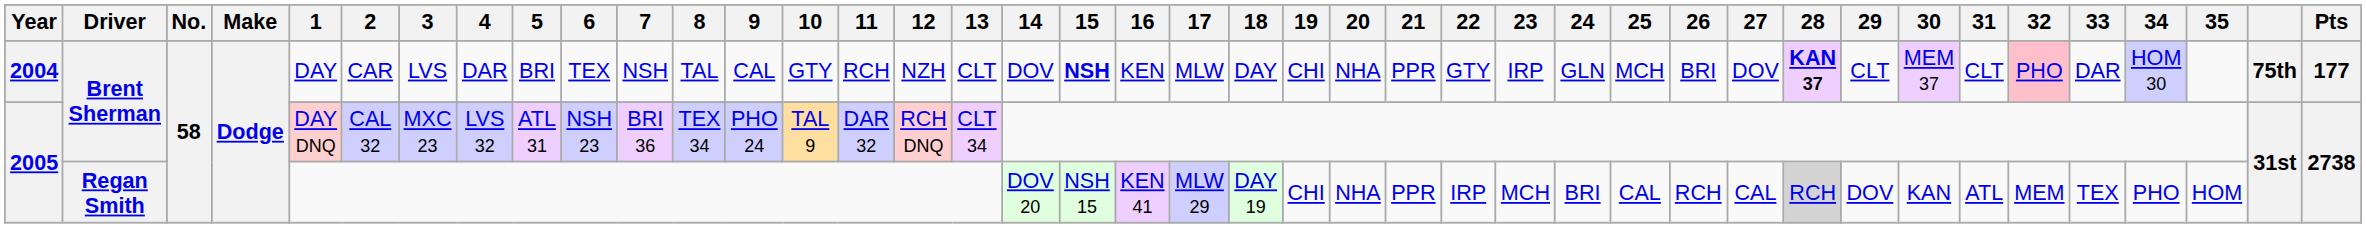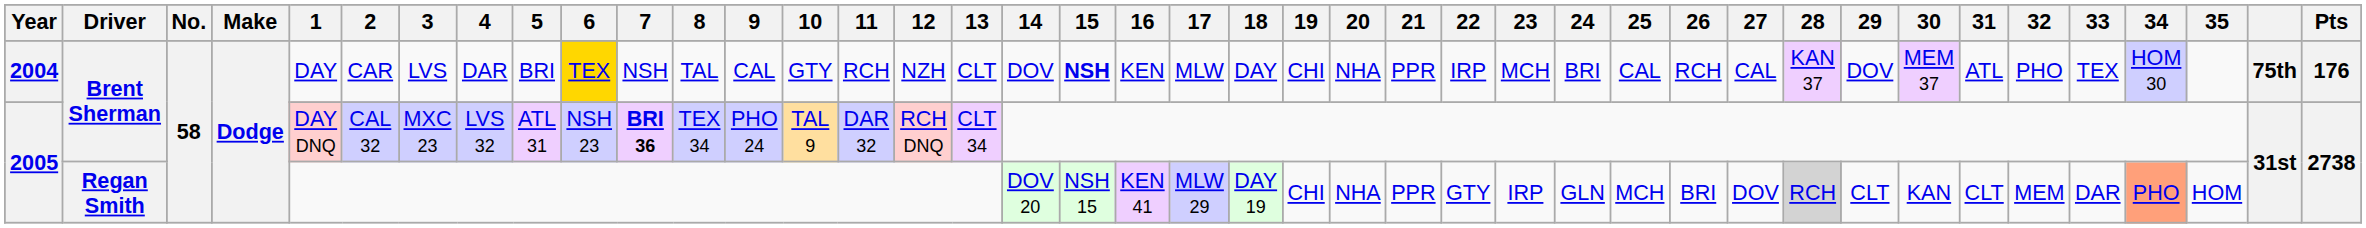(589, 71) no background -> (589, 71) gold background
(1468, 71) GTY -> (1468, 71) IRP
(1525, 71) IRP -> (1525, 71) MCH
(1583, 71) GLN -> (1583, 71) BRI
(1640, 71) MCH -> (1640, 71) CAL
(1698, 71) BRI -> (1698, 71) RCH
(1755, 71) DOV -> (1755, 71) CAL
(1813, 71) bold -> (1813, 70) normal
(1870, 71) CLT -> (1870, 71) DOV
(1984, 71) CLT -> (1984, 71) ATL
(2039, 71) pink background -> (2039, 71) no background
(2098, 71) DAR -> (2098, 71) TEX
(2331, 71) 177 -> (2331, 71) 176
(645, 131) normal -> (645, 132) bold
(1468, 193) IRP -> (1468, 193) GTY
(1525, 193) MCH -> (1525, 193) IRP
(1583, 193) BRI -> (1583, 193) GLN
(1640, 193) CAL -> (1640, 193) MCH
(1698, 193) RCH -> (1698, 193) BRI
(1755, 193) CAL -> (1755, 193) DOV
(1870, 193) DOV -> (1870, 193) CLT
(1984, 193) ATL -> (1984, 193) CLT
(2098, 193) TEX -> (2098, 193) DAR
(2156, 193) no background -> (2156, 193) lightsalmon background
